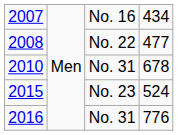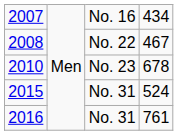(156, 42) 477 -> (156, 42) 467
(112, 67) No. 31 -> (112, 67) No. 23
(112, 92) No. 23 -> (112, 92) No. 31
(156, 117) 776 -> (156, 117) 761
